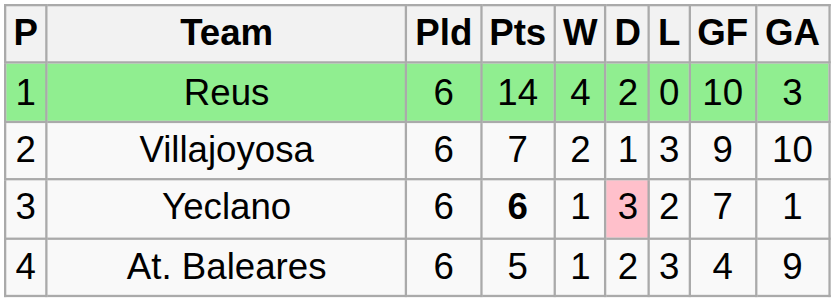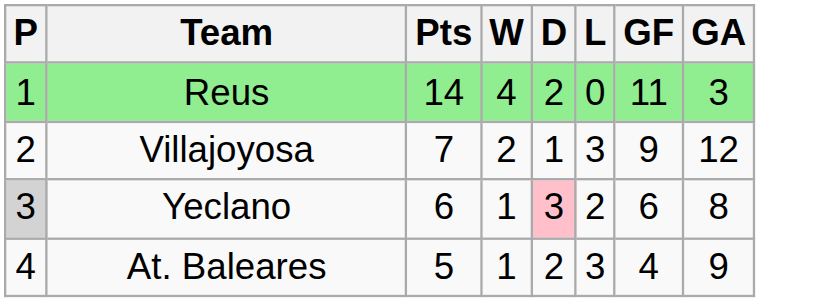- column: (444, 33)
(723, 91) 10 -> (649, 91) 11
(792, 149) 10 -> (719, 149) 12
(26, 207) no background -> (26, 207) lightgrey background
(518, 207) bold -> (444, 207) normal
(723, 207) 7 -> (649, 207) 6
(793, 207) 1 -> (719, 207) 8
